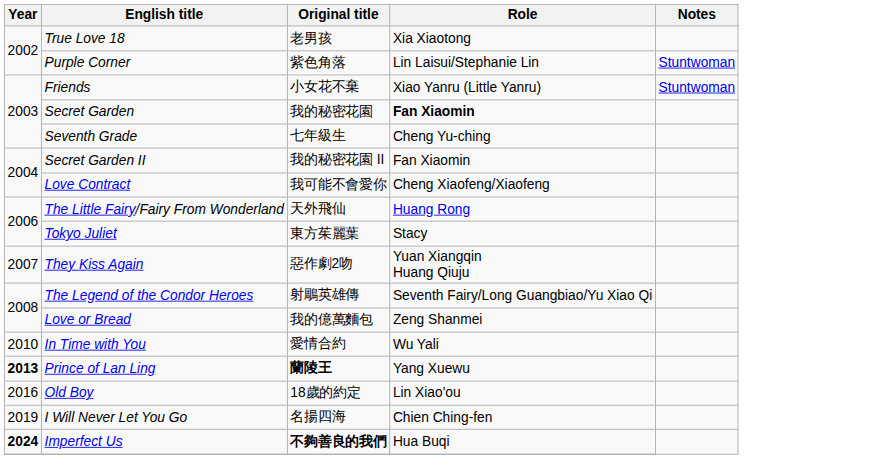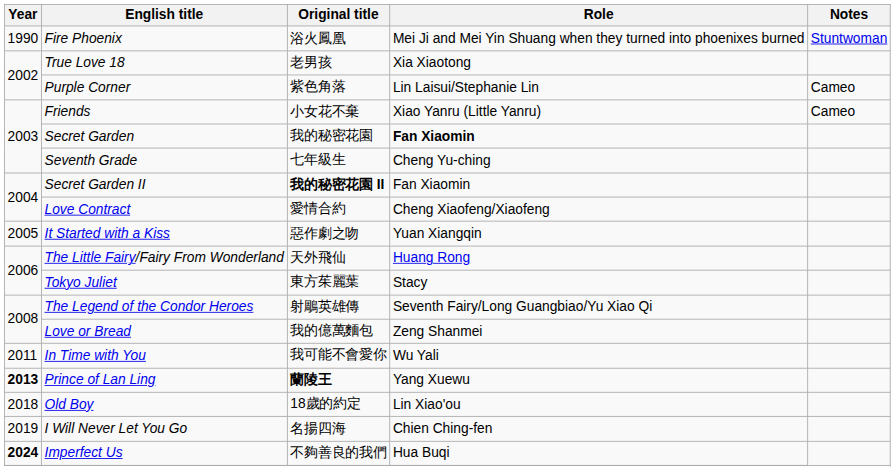+ row: (83, 38)
(697, 62) Stuntwoman -> (833, 87) Cameo
(697, 87) Stuntwoman -> (833, 111) Cameo
(337, 160) normal -> (337, 184) bold
(338, 184) 我可能不會愛你 -> (318, 208) 愛情合約
+ row: (107, 233)
- row: (94, 264)
(23, 344) 2010 -> (22, 355) 2011
(318, 343) 愛情合約 -> (338, 355) 我可能不會愛你
(23, 393) 2016 -> (23, 404) 2018
(338, 441) bold -> (338, 452) normal
